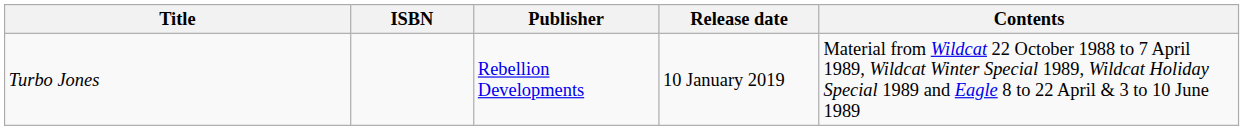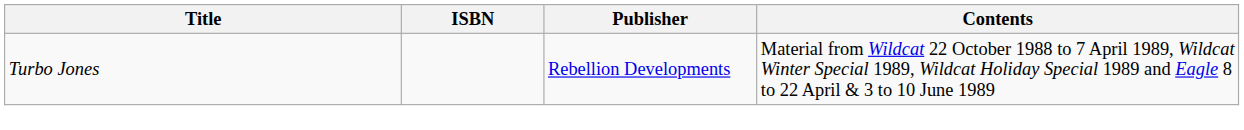- column: (739, 19)
